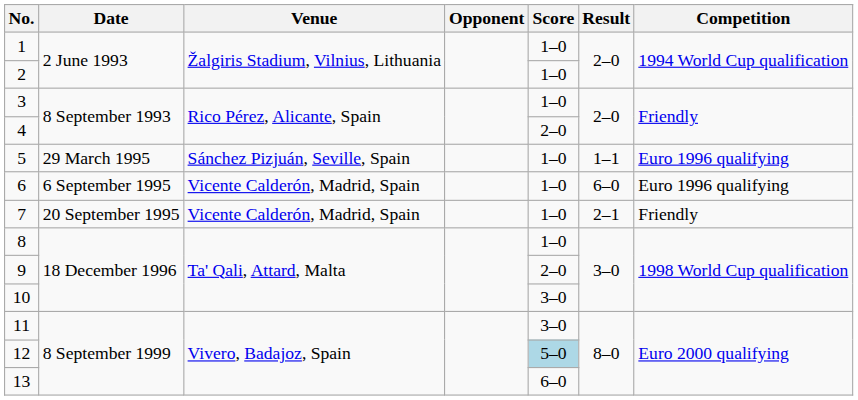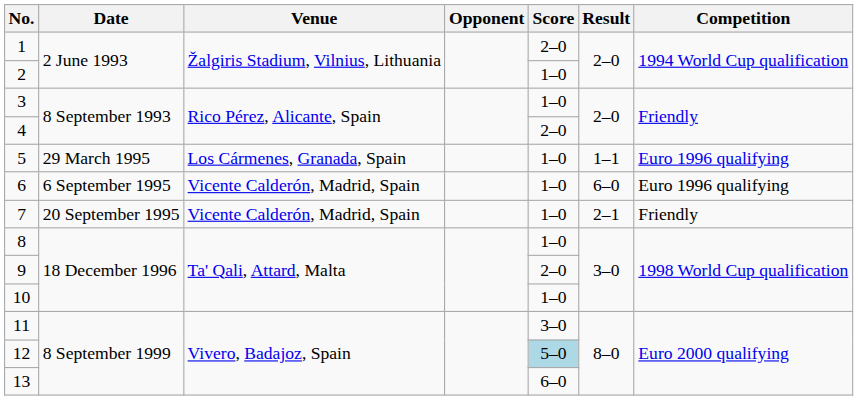(553, 46) 1–0 -> (553, 46) 2–0
(299, 158) Sánchez Pizjuán, Seville, Spain -> (297, 158) Los Cármenes, Granada, Spain
(553, 297) 3–0 -> (553, 297) 1–0
